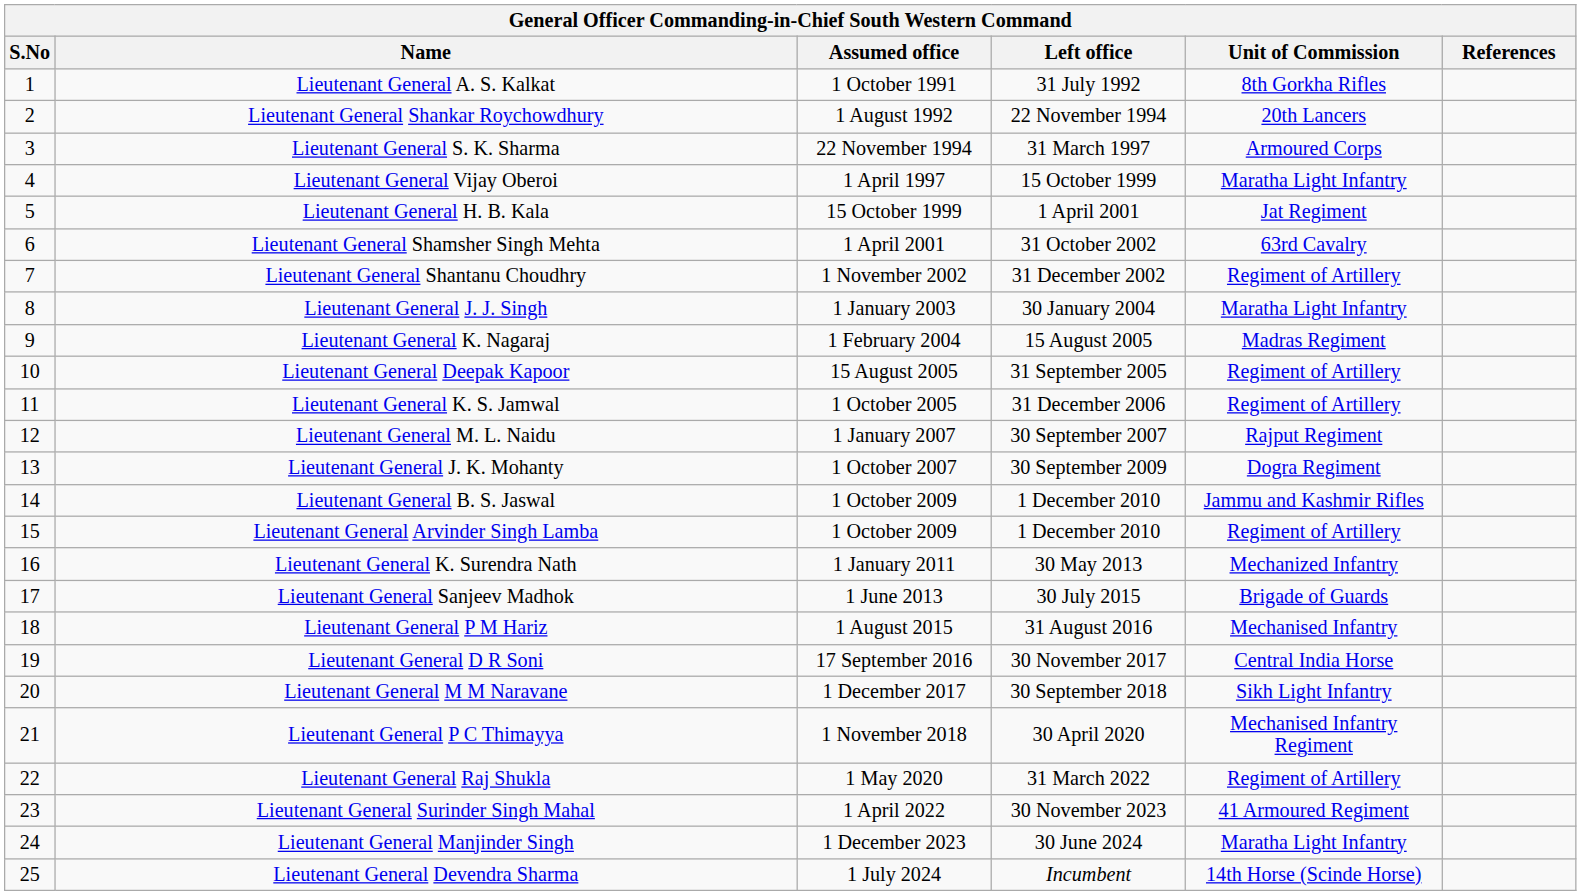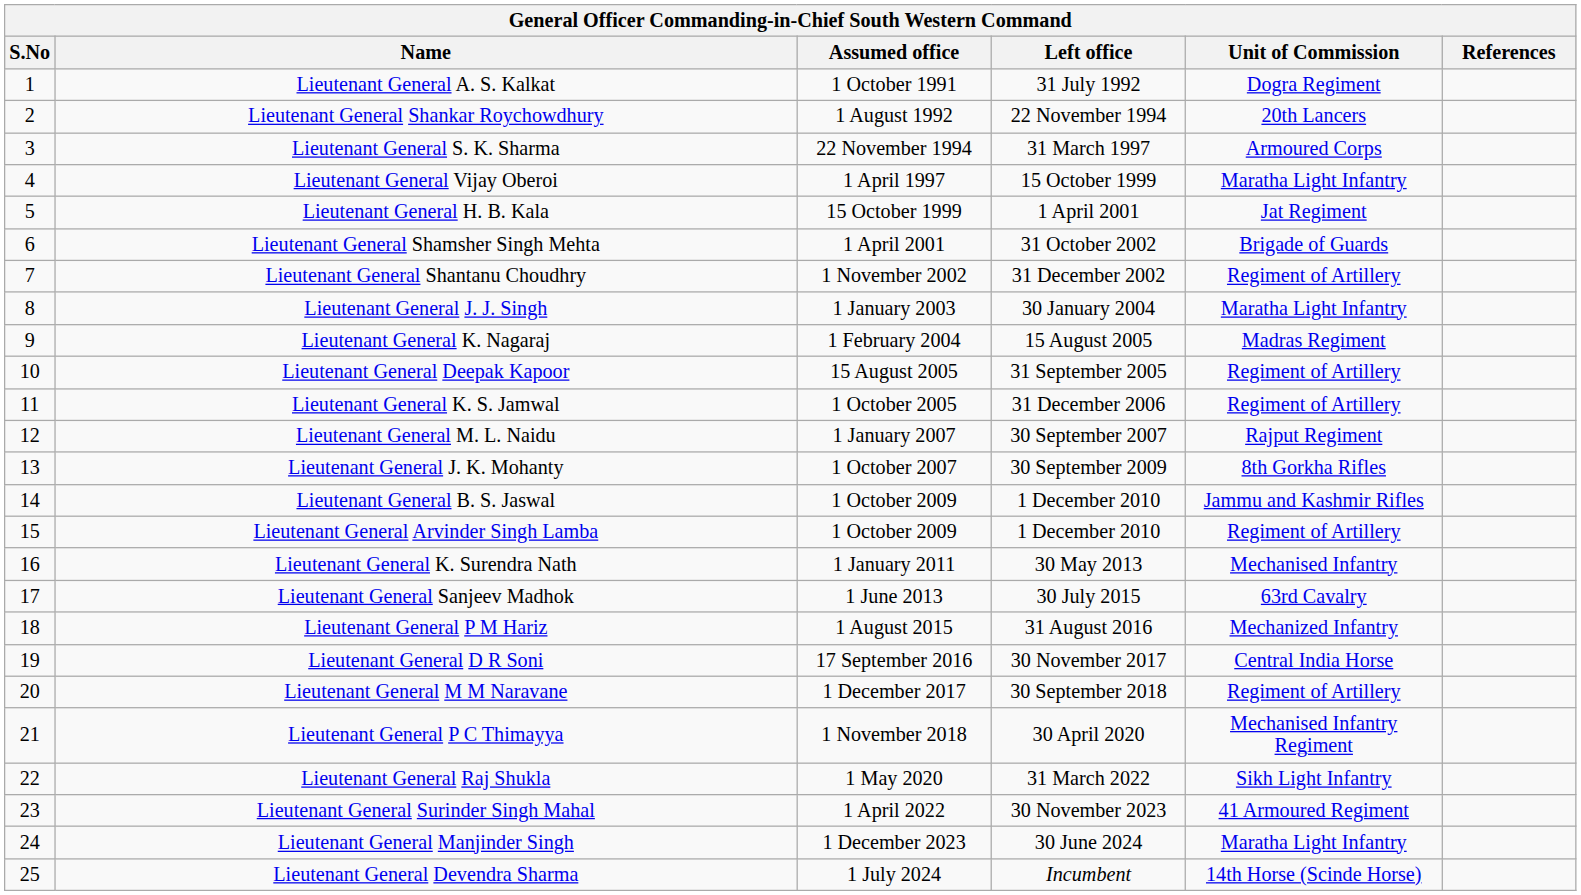(1314, 84) 8th Gorkha Rifles -> (1314, 84) Dogra Regiment
(1314, 244) 63rd Cavalry -> (1314, 244) Brigade of Guards
(1314, 468) Dogra Regiment -> (1314, 468) 8th Gorkha Rifles
(1314, 564) Mechanized Infantry -> (1314, 564) Mechanised Infantry
(1314, 595) Brigade of Guards -> (1314, 595) 63rd Cavalry
(1314, 627) Mechanised Infantry -> (1314, 627) Mechanized Infantry
(1314, 691) Sikh Light Infantry -> (1314, 691) Regiment of Artillery
(1314, 778) Regiment of Artillery -> (1314, 778) Sikh Light Infantry
